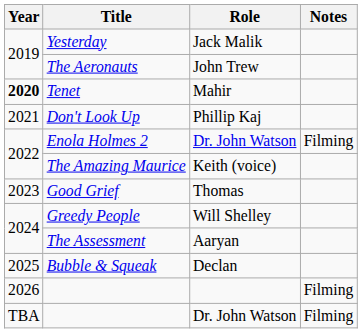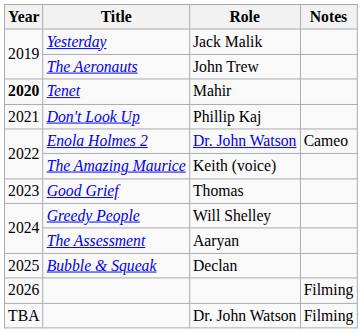(328, 141) Filming -> (326, 141) Cameo
